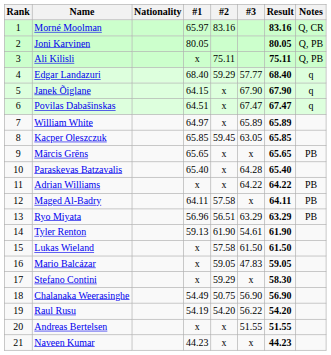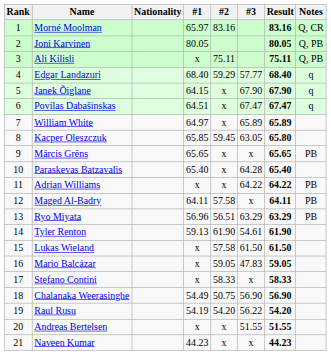(280, 138) 65.85 -> (280, 138) 65.80
(224, 279) 59.29 -> (224, 279) 58.33
(280, 279) 58.30 -> (280, 279) 58.33
